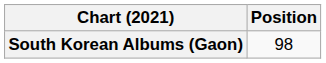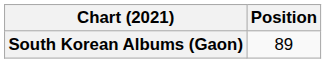(284, 44) 98 -> (284, 44) 89
